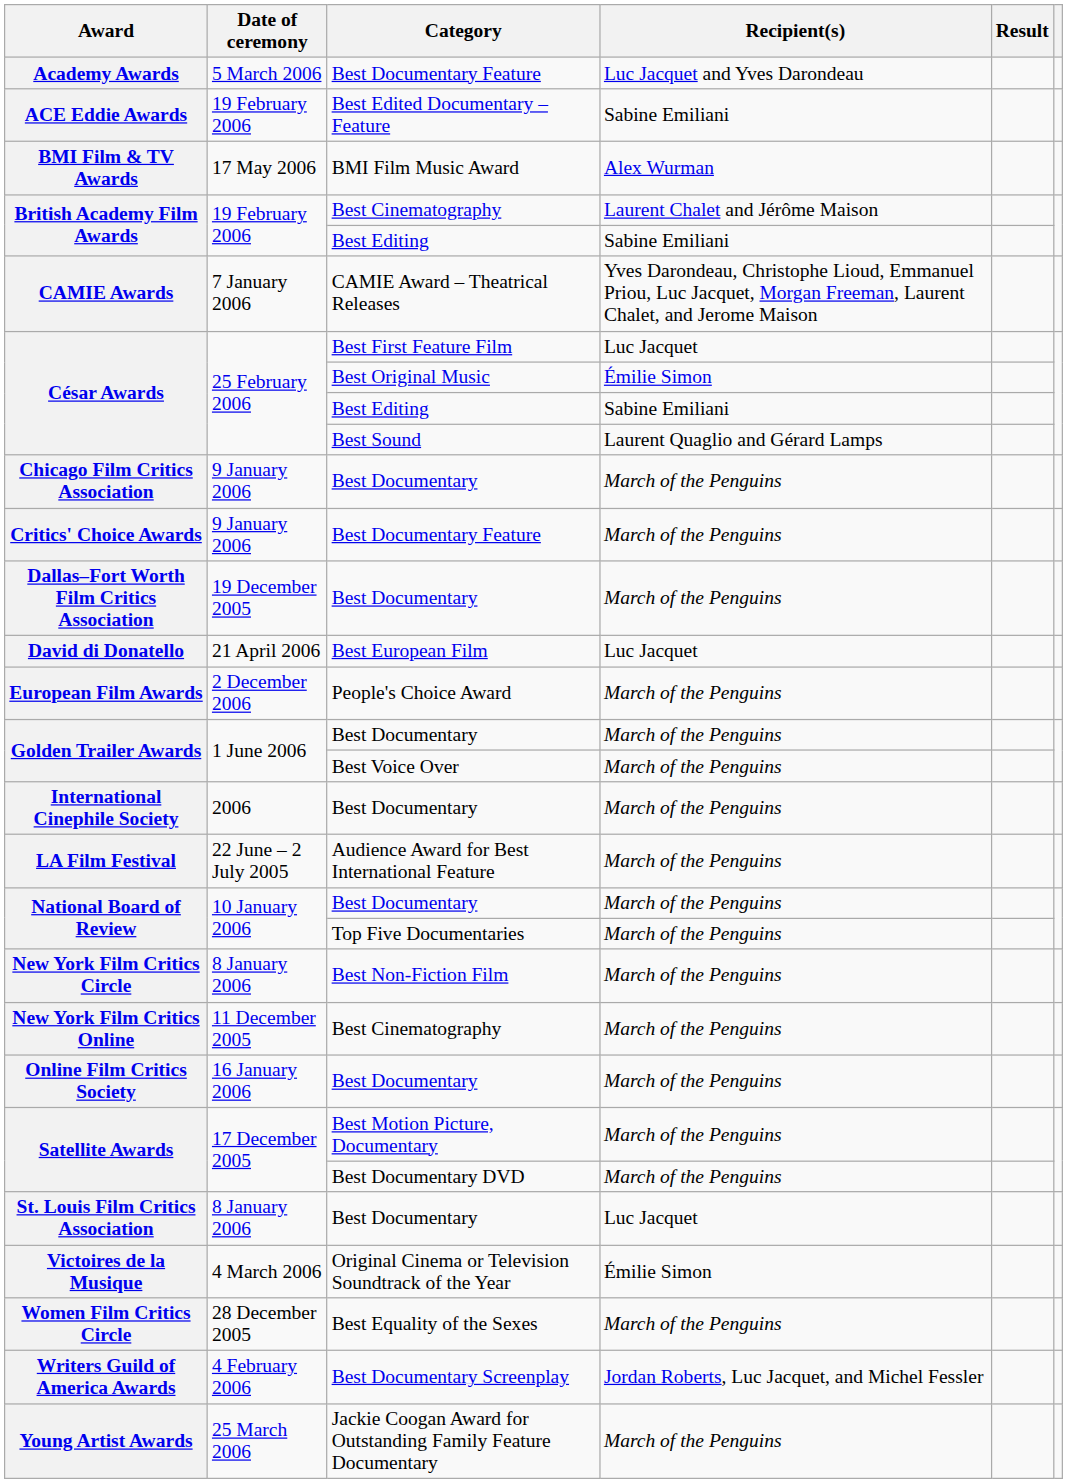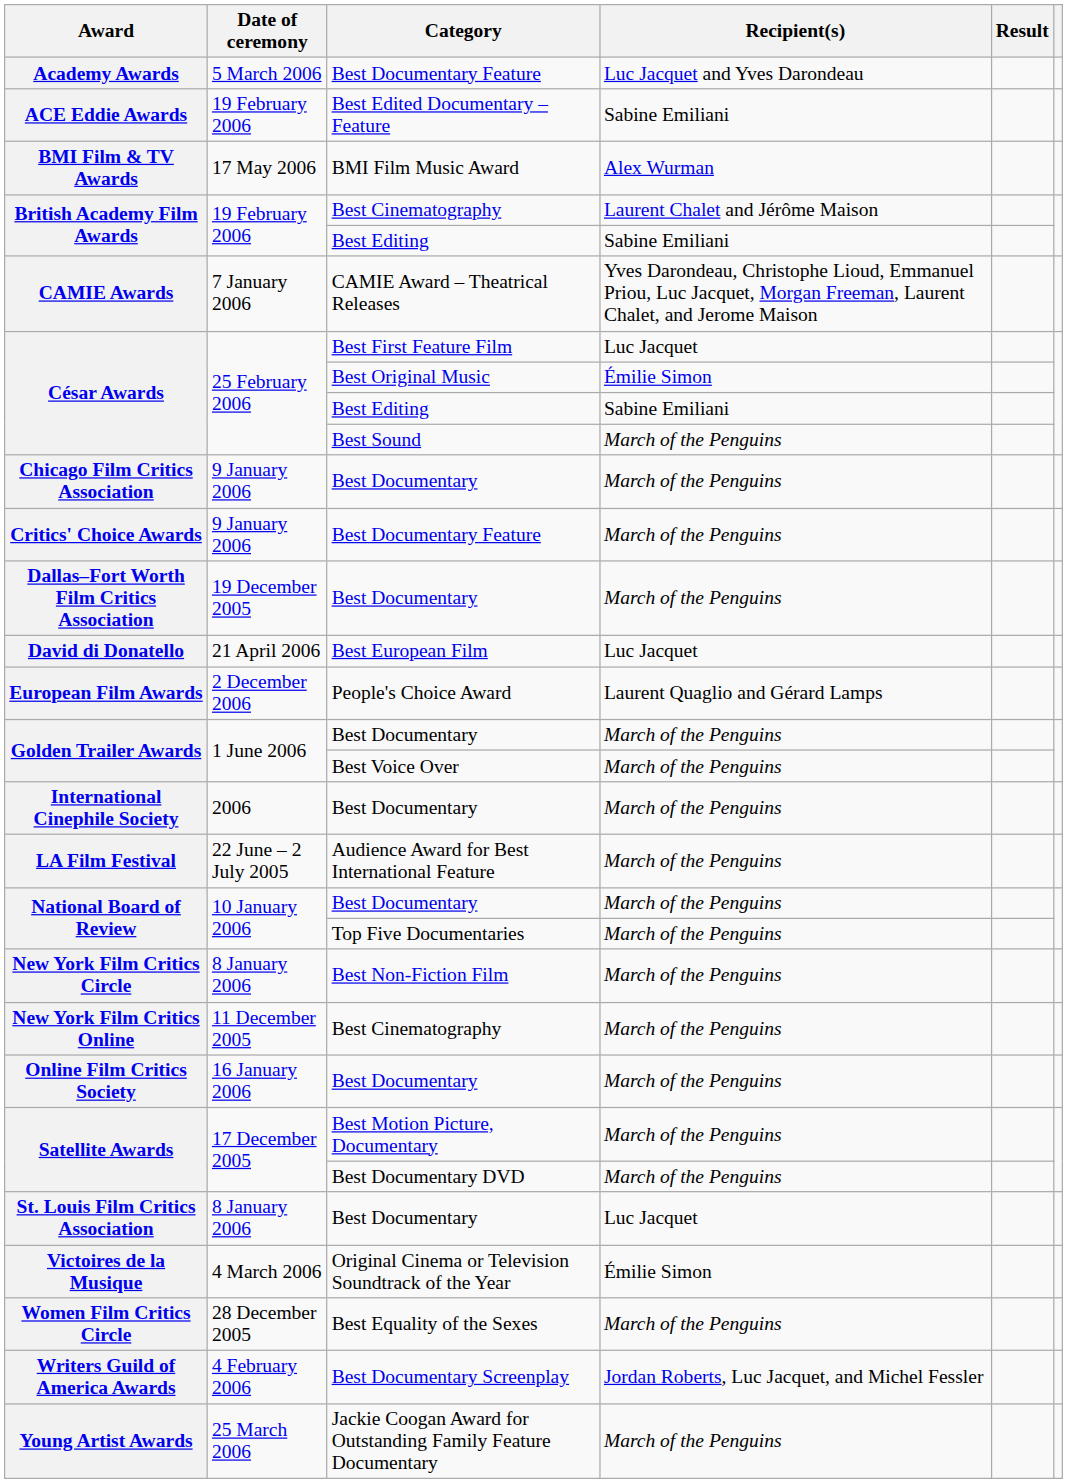(743, 439) Laurent Quaglio and Gérard Lamps -> (693, 439) March of the Penguins
(693, 692) March of the Penguins -> (743, 692) Laurent Quaglio and Gérard Lamps
